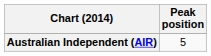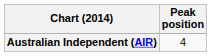(183, 42) 5 -> (183, 42) 4
